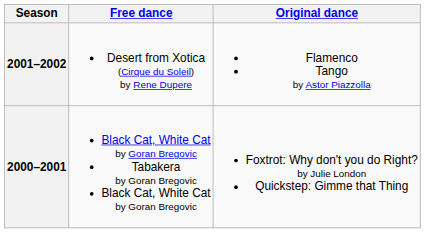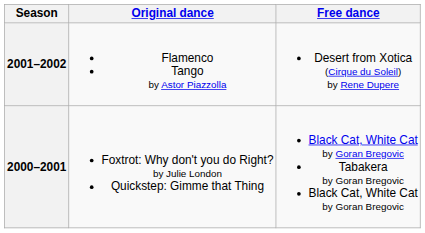columns swapped: (317, 13) <-> (141, 13)
